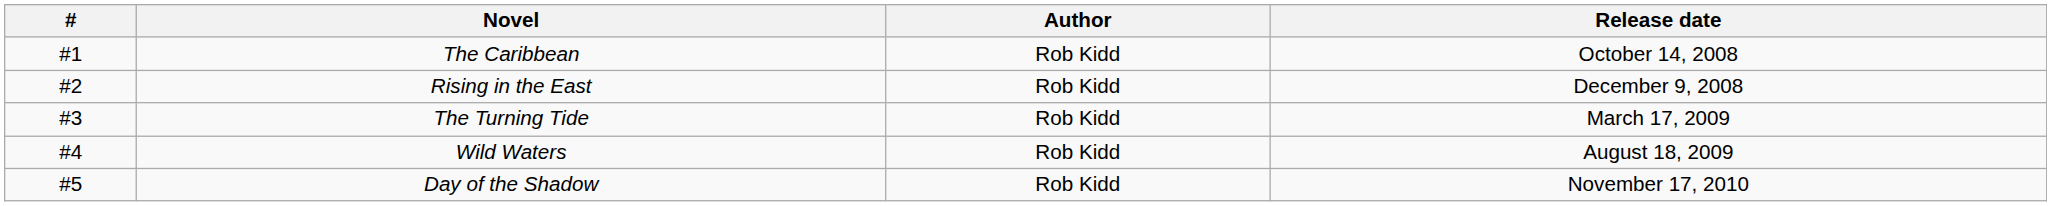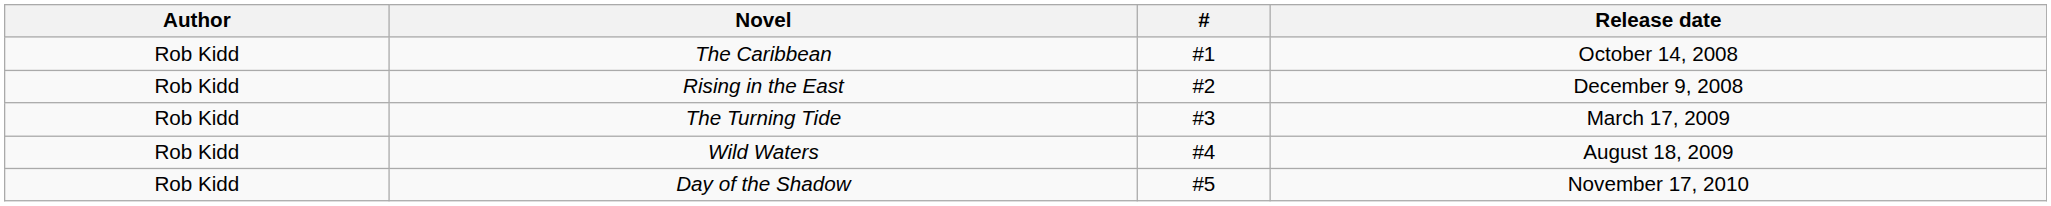columns swapped: (71, 20) <-> (1078, 20)
